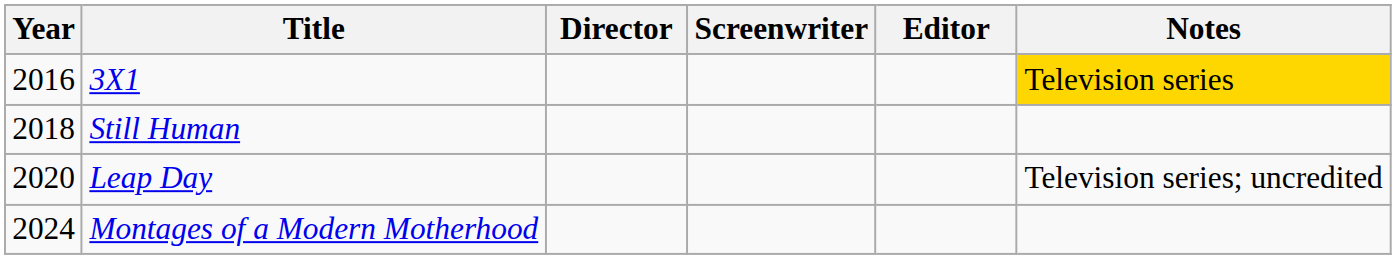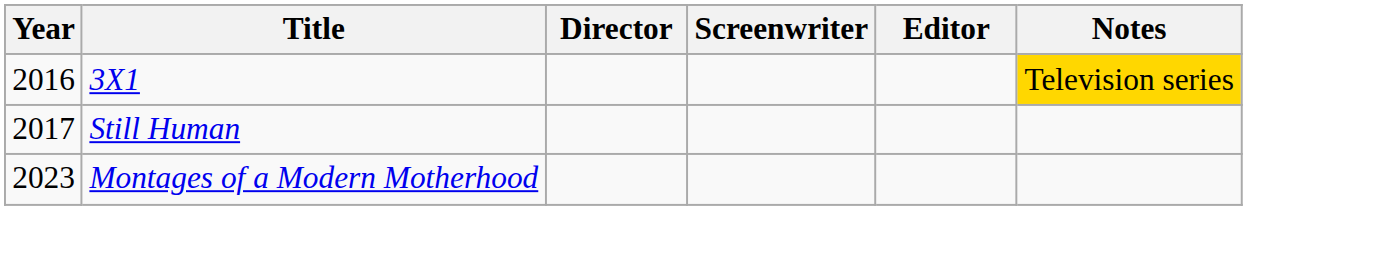(44, 128) 2018 -> (44, 128) 2017
- row: (151, 178)
(44, 228) 2024 -> (44, 178) 2023
